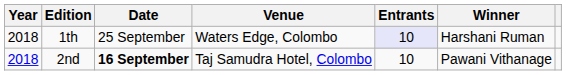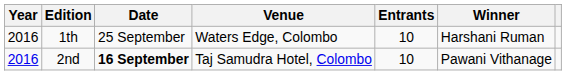(23, 37) 2018 -> (23, 37) 2016
(406, 37) lavender background -> (406, 37) no background
(23, 59) 2018 -> (23, 59) 2016
